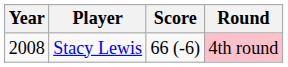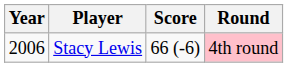(27, 47) 2008 -> (27, 47) 2006
